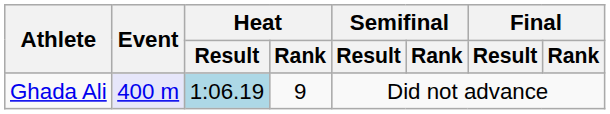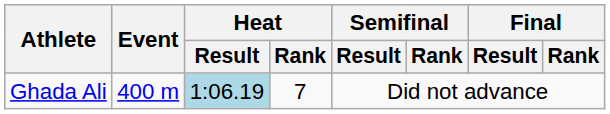(148, 91) lavender background -> (148, 91) no background
(300, 91) 9 -> (300, 91) 7
